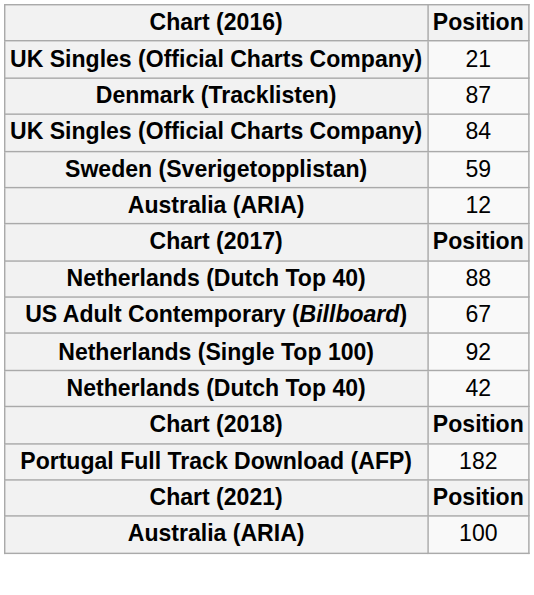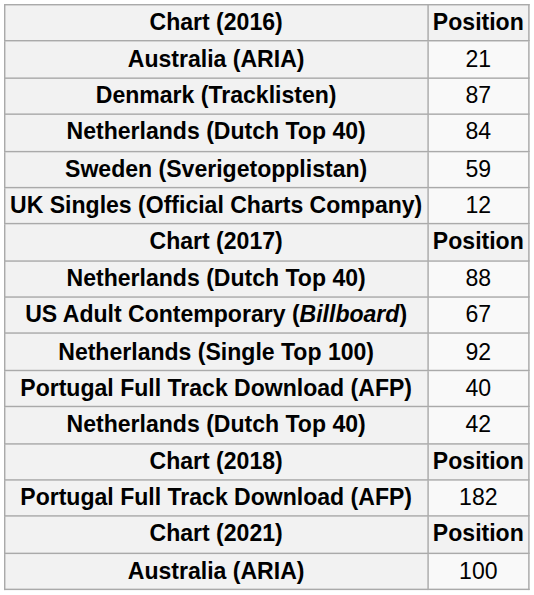(216, 59) UK Singles (Official Charts Company) -> (216, 59) Australia (ARIA)
(216, 132) UK Singles (Official Charts Company) -> (216, 132) Netherlands (Dutch Top 40)
(216, 205) Australia (ARIA) -> (216, 205) UK Singles (Official Charts Company)
+ row: (478, 388)
